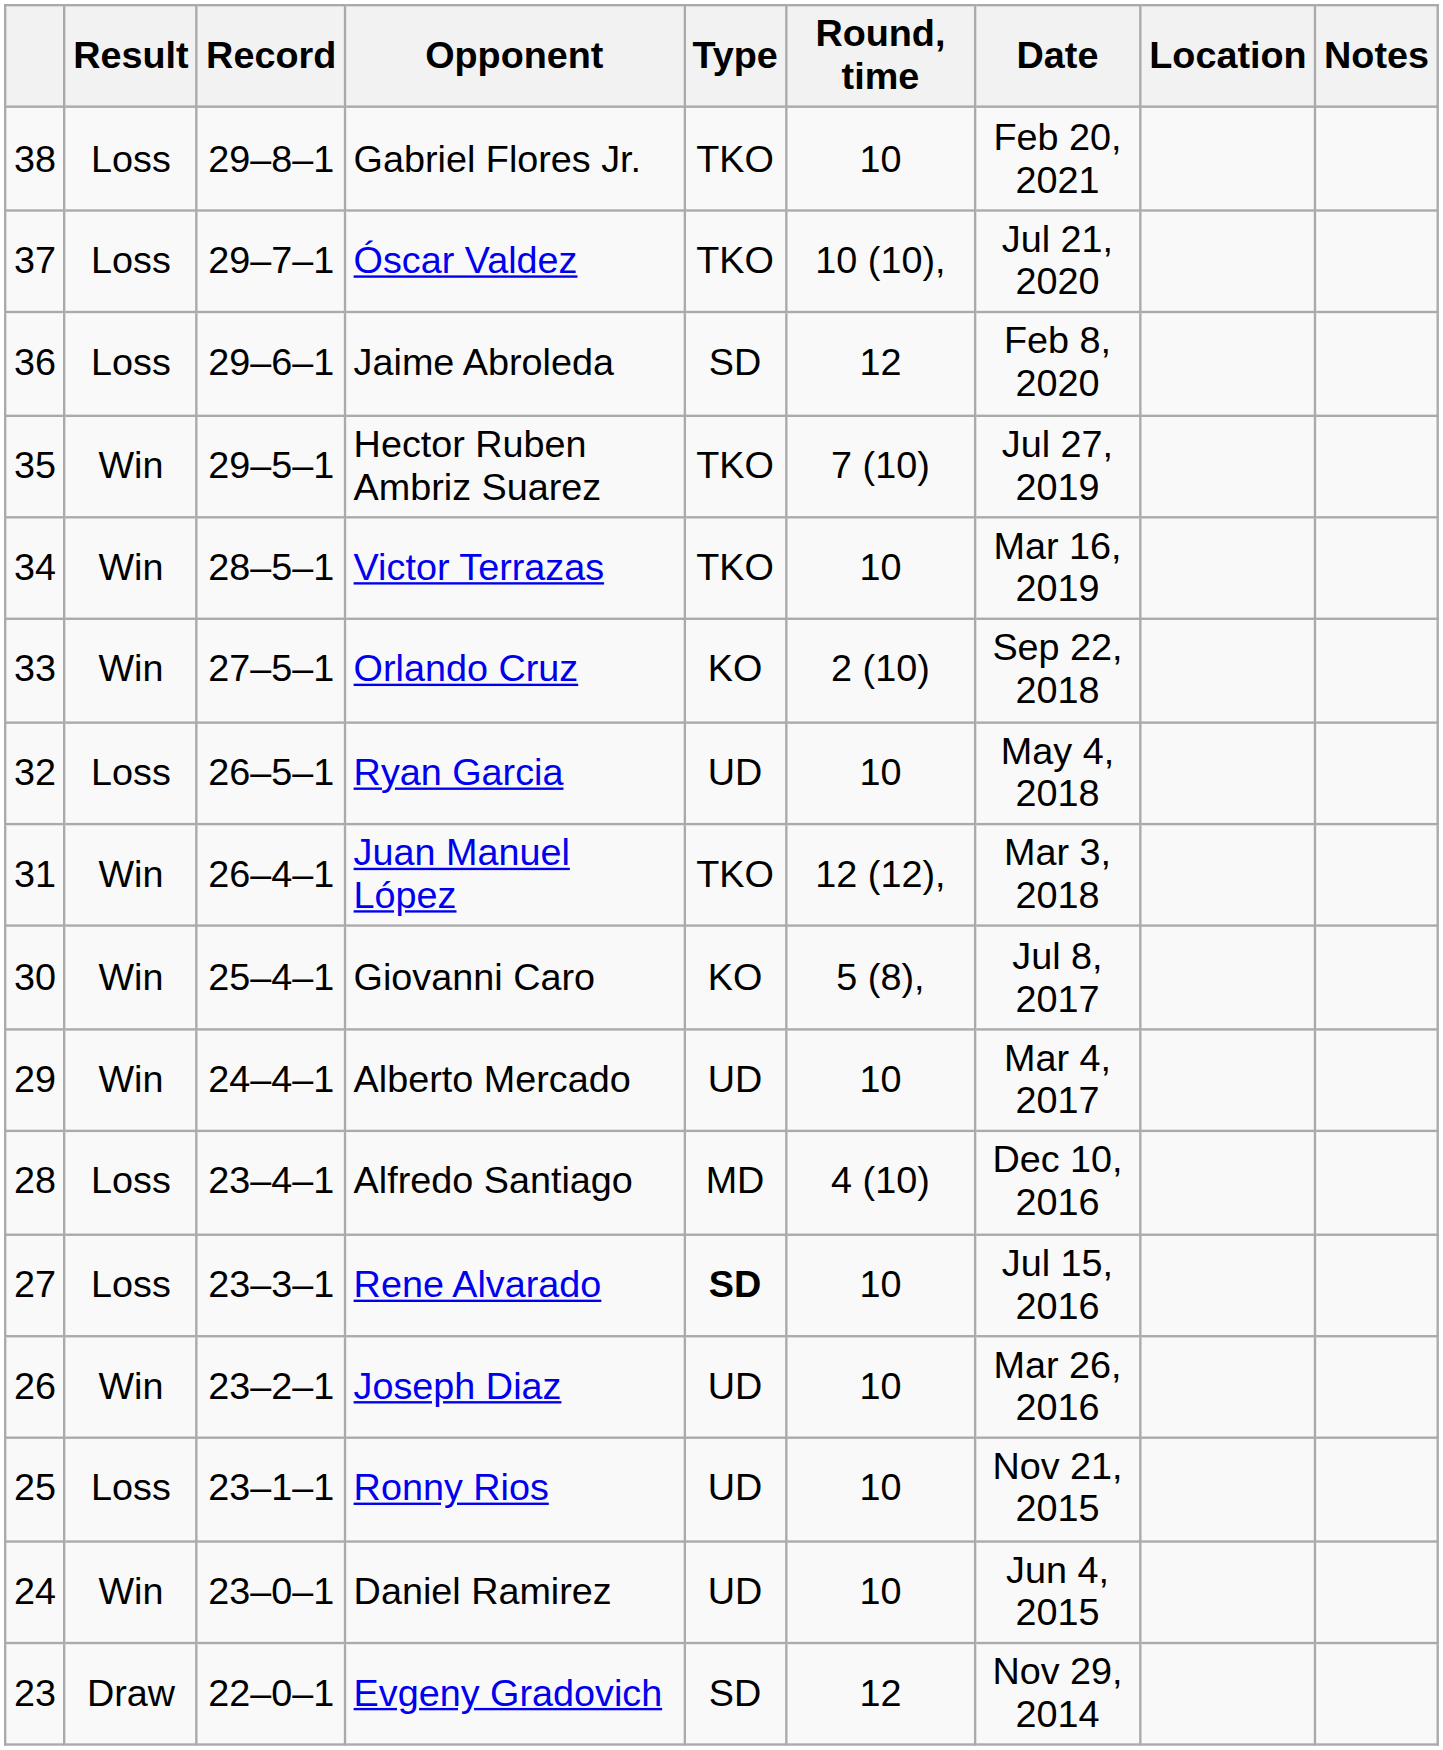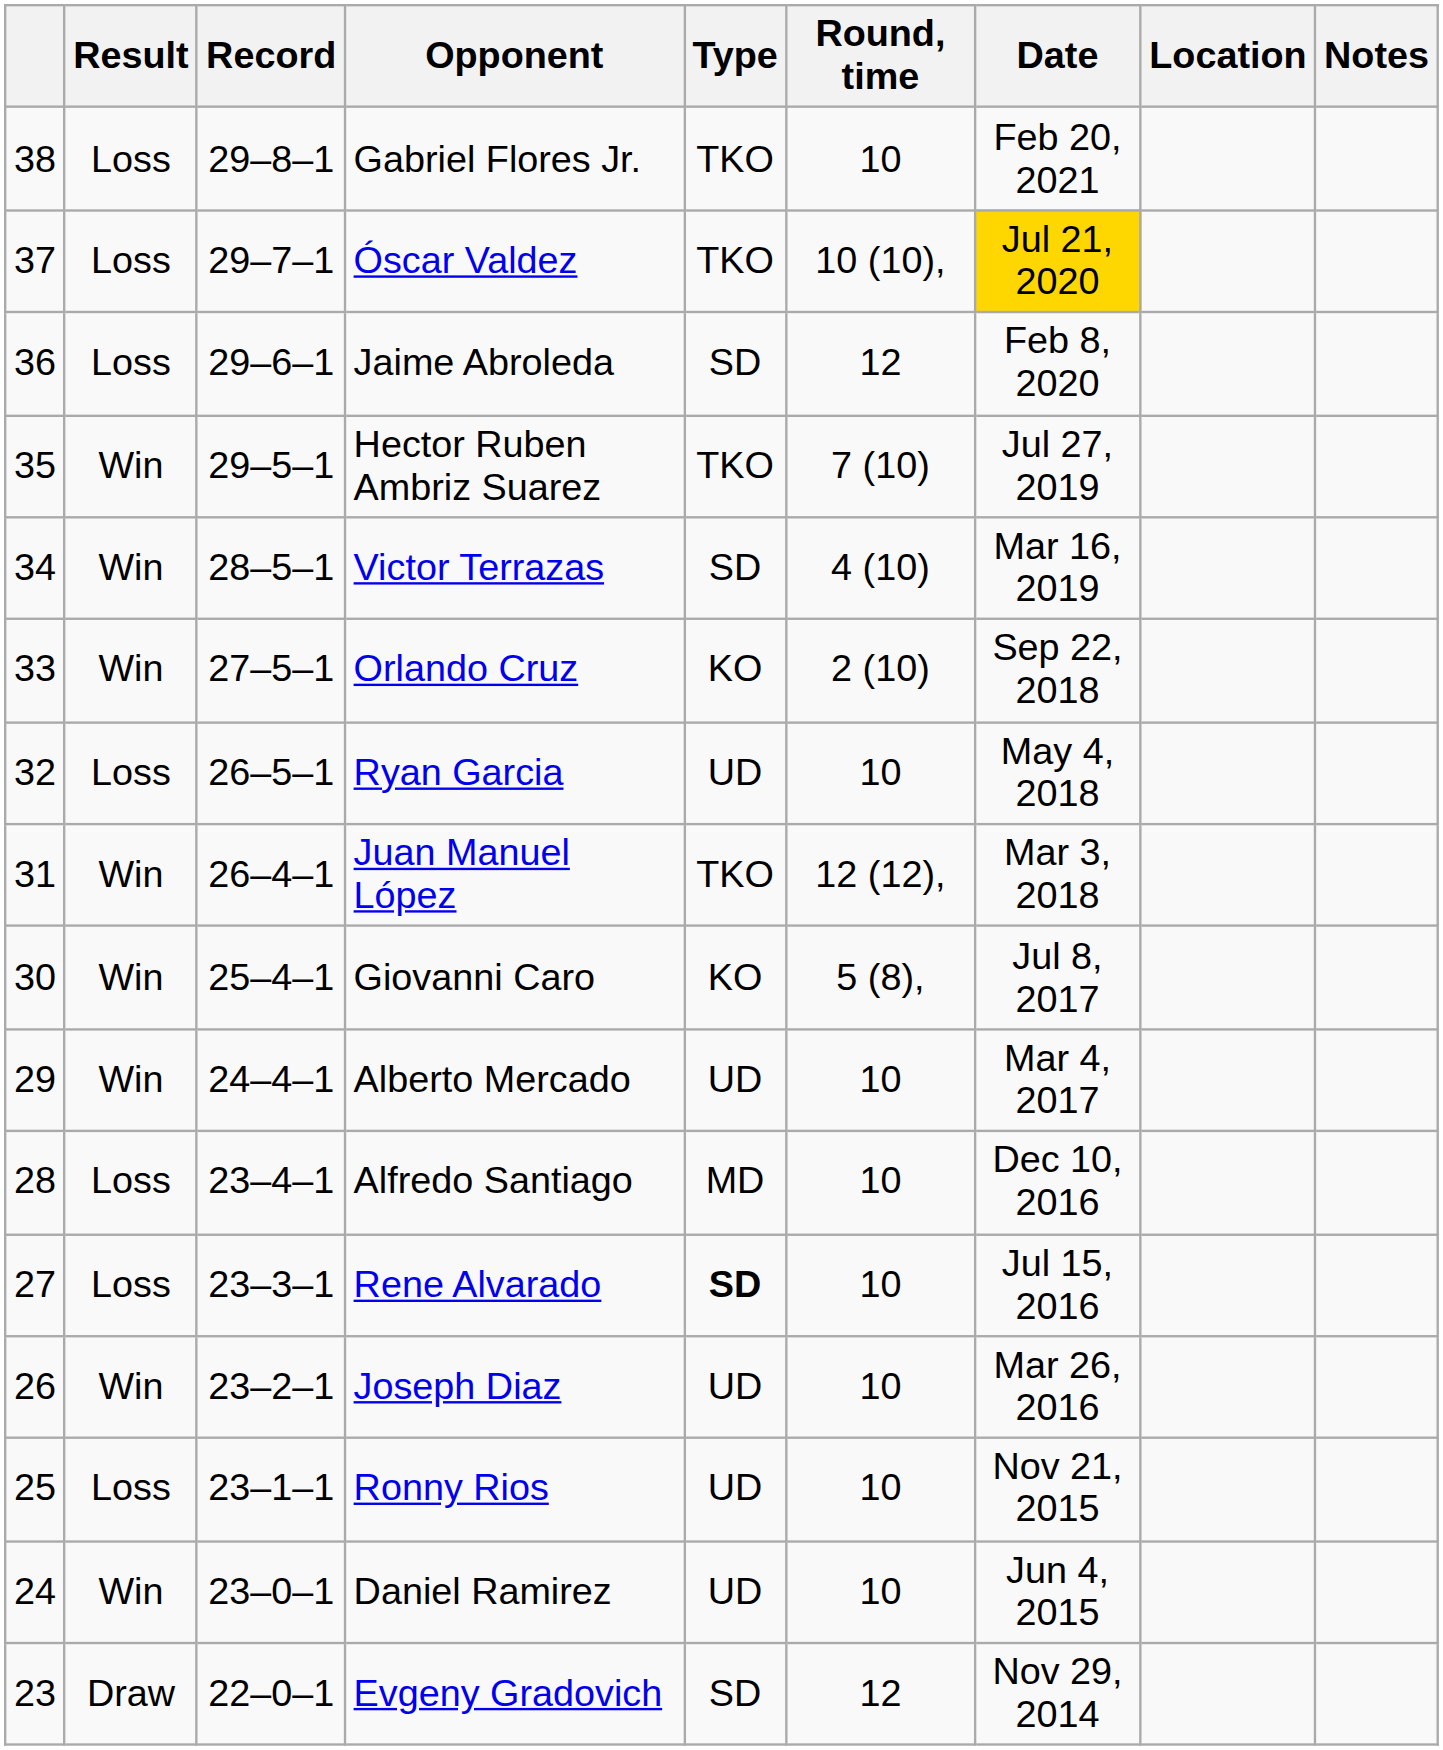(1057, 260) no background -> (1057, 260) gold background
(735, 567) TKO -> (735, 567) SD
(880, 567) 10 -> (880, 567) 4 (10)
(880, 1181) 4 (10) -> (880, 1181) 10
